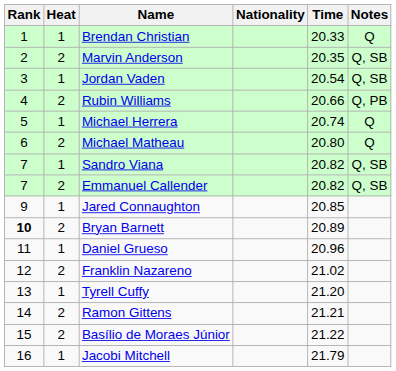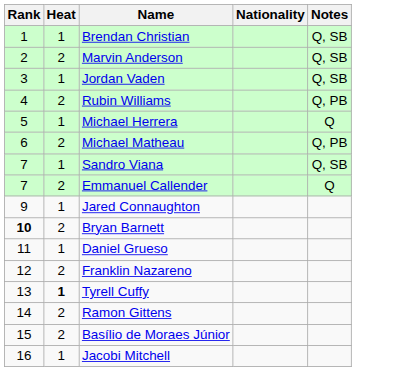- column: (328, 15)
(369, 36) Q -> (330, 36) Q, SB
(369, 143) Q -> (330, 143) Q, PB
(369, 185) Q, SB -> (330, 185) Q
(61, 292) normal -> (61, 292) bold
